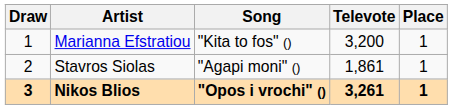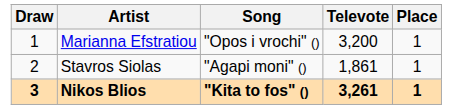(245, 41) "Kita to fos" () -> (262, 41) "Opos i vrochi" ()
(262, 91) "Opos i vrochi" () -> (256, 91) "Kita to fos" ()
